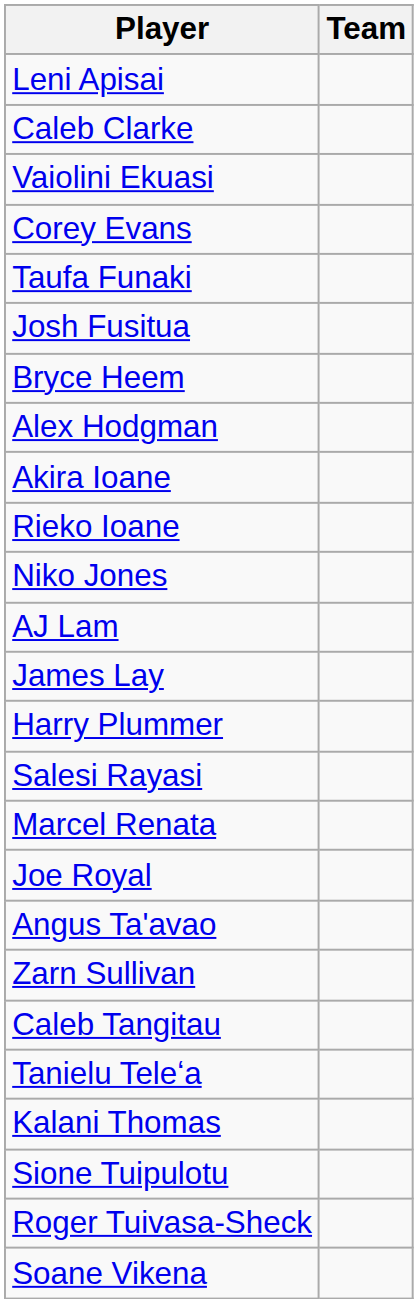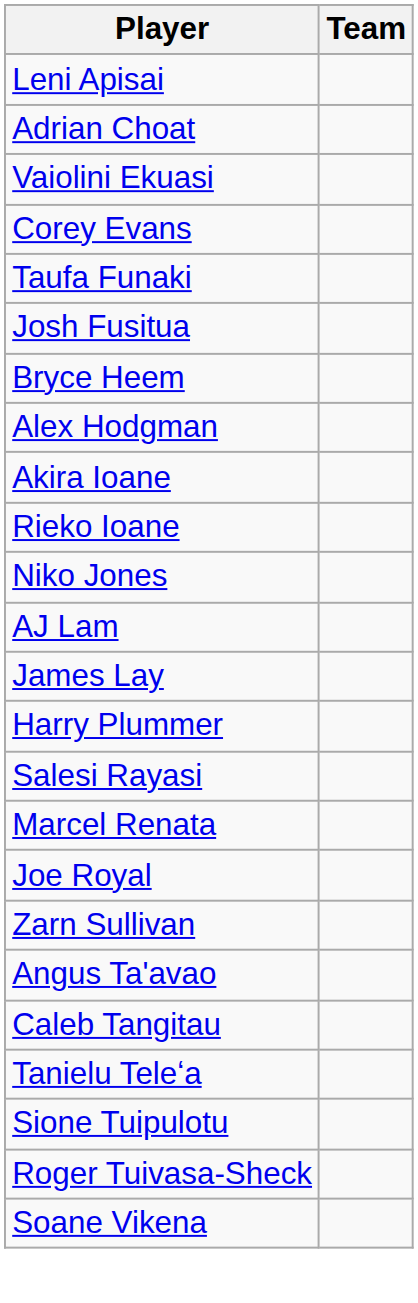+ row: (104, 128)
- row: (103, 128)
rows swapped: (104, 974) <-> (114, 924)
- row: (117, 1123)
